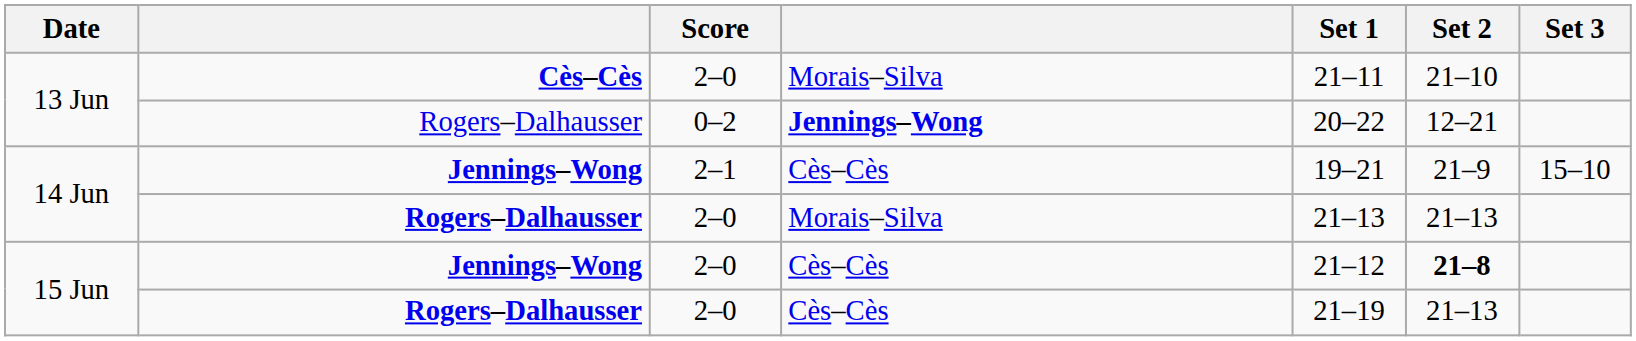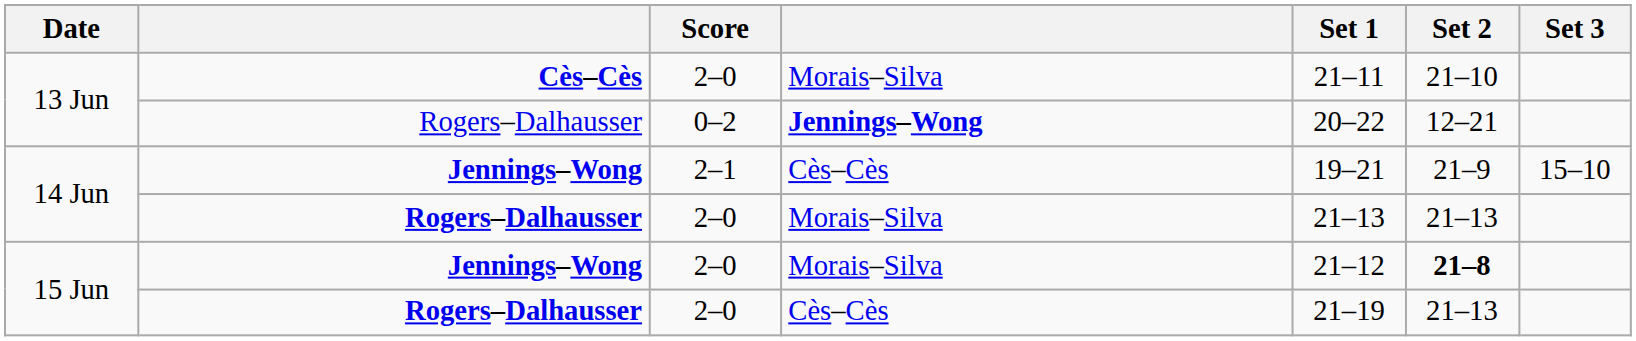(838, 264) Cès–Cès -> (865, 264) Morais–Silva
